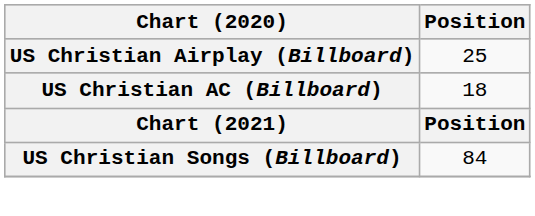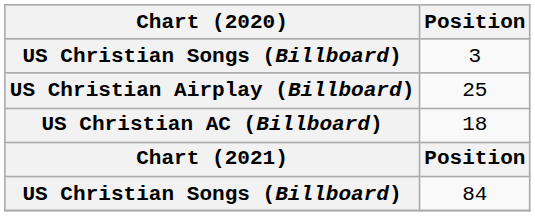+ row: (475, 56)
